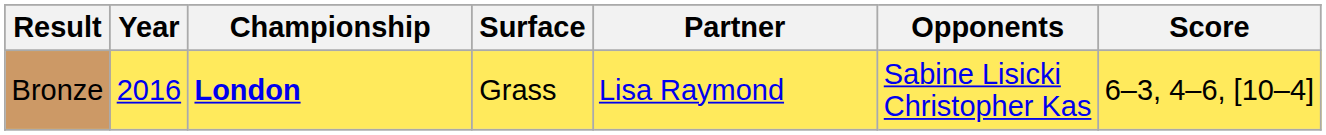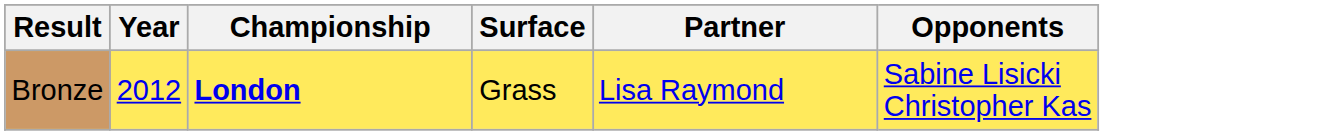- column: (1209, 27)
(149, 89) 2016 -> (149, 89) 2012
